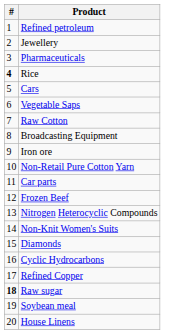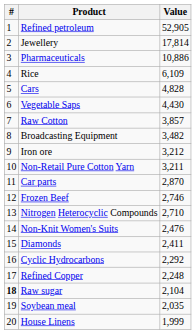+ column: (175, 12)
(9, 74) bold -> (9, 74) normal
